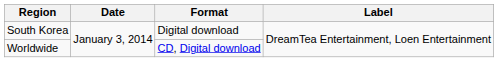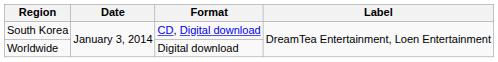(198, 30) Digital download -> (209, 30) CD, Digital download
(209, 48) CD, Digital download -> (198, 48) Digital download
